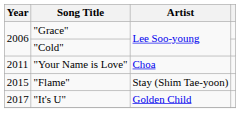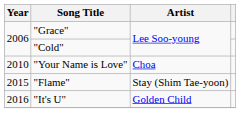(18, 64) 2011 -> (18, 64) 2010
(18, 99) 2017 -> (18, 99) 2016
